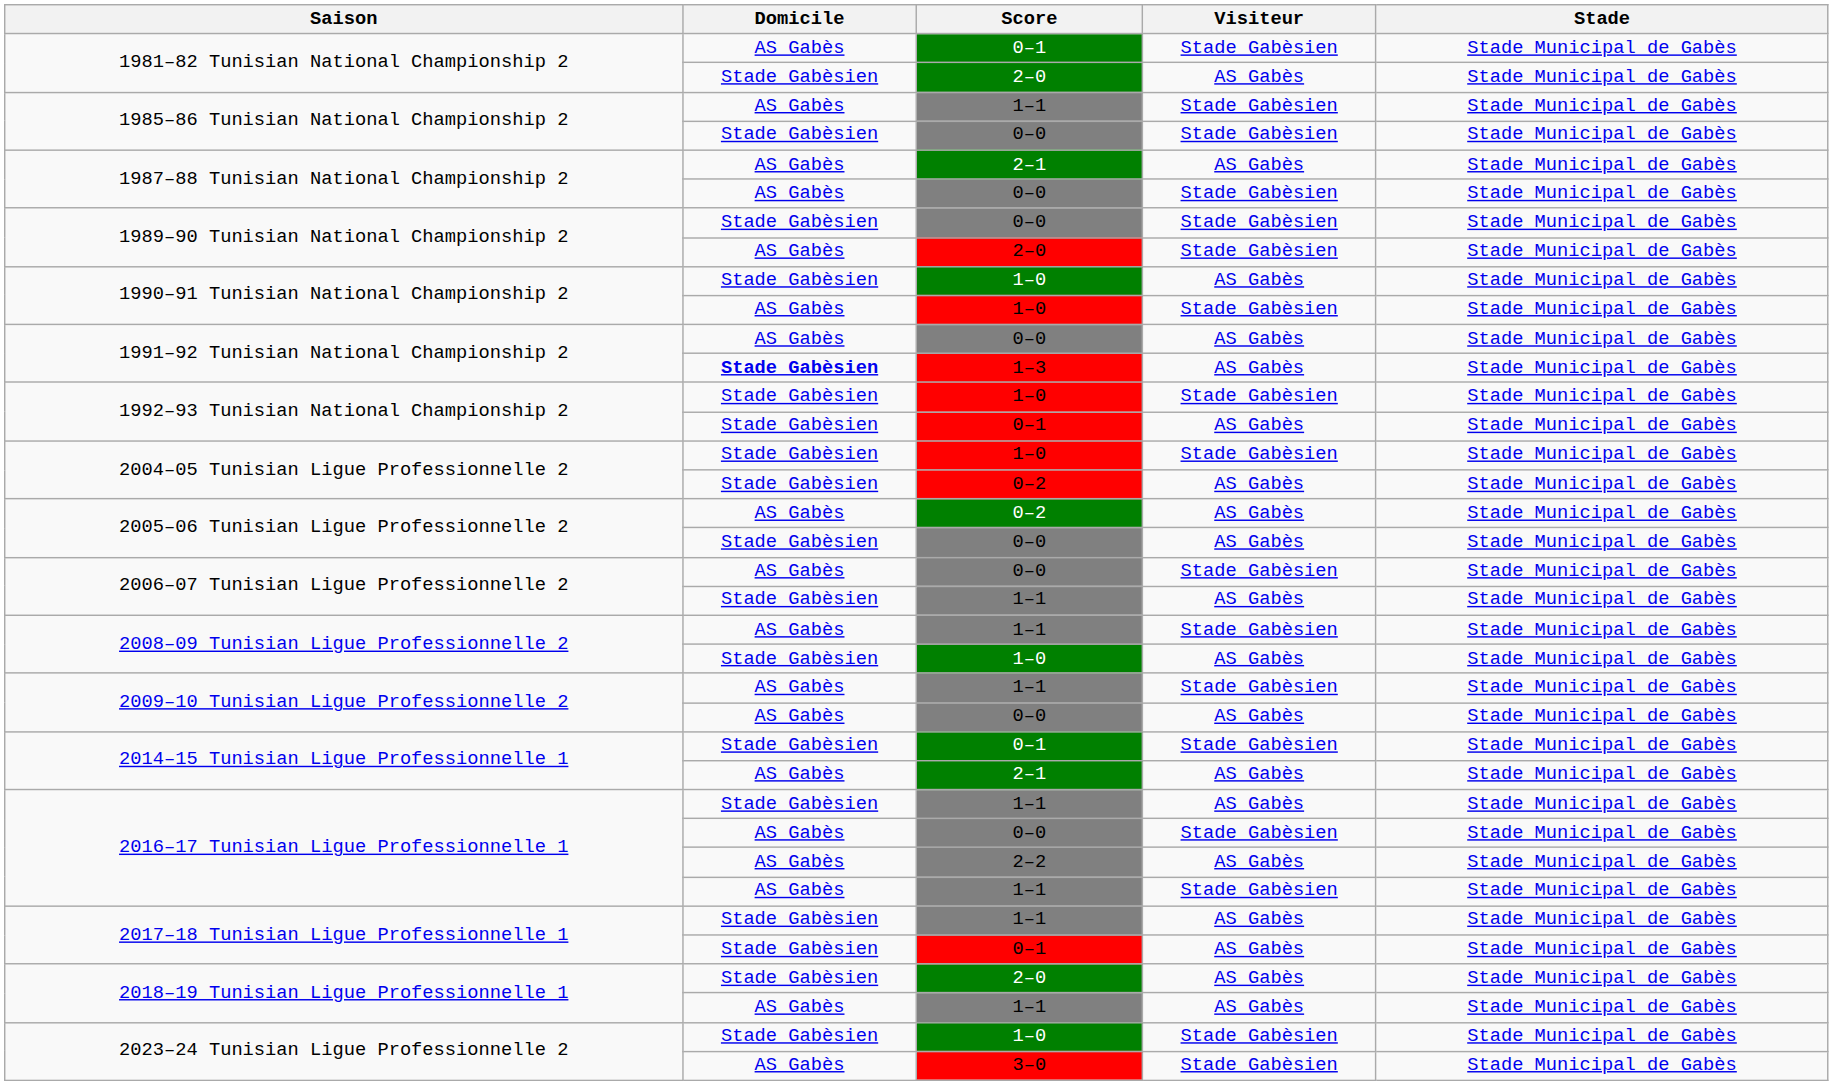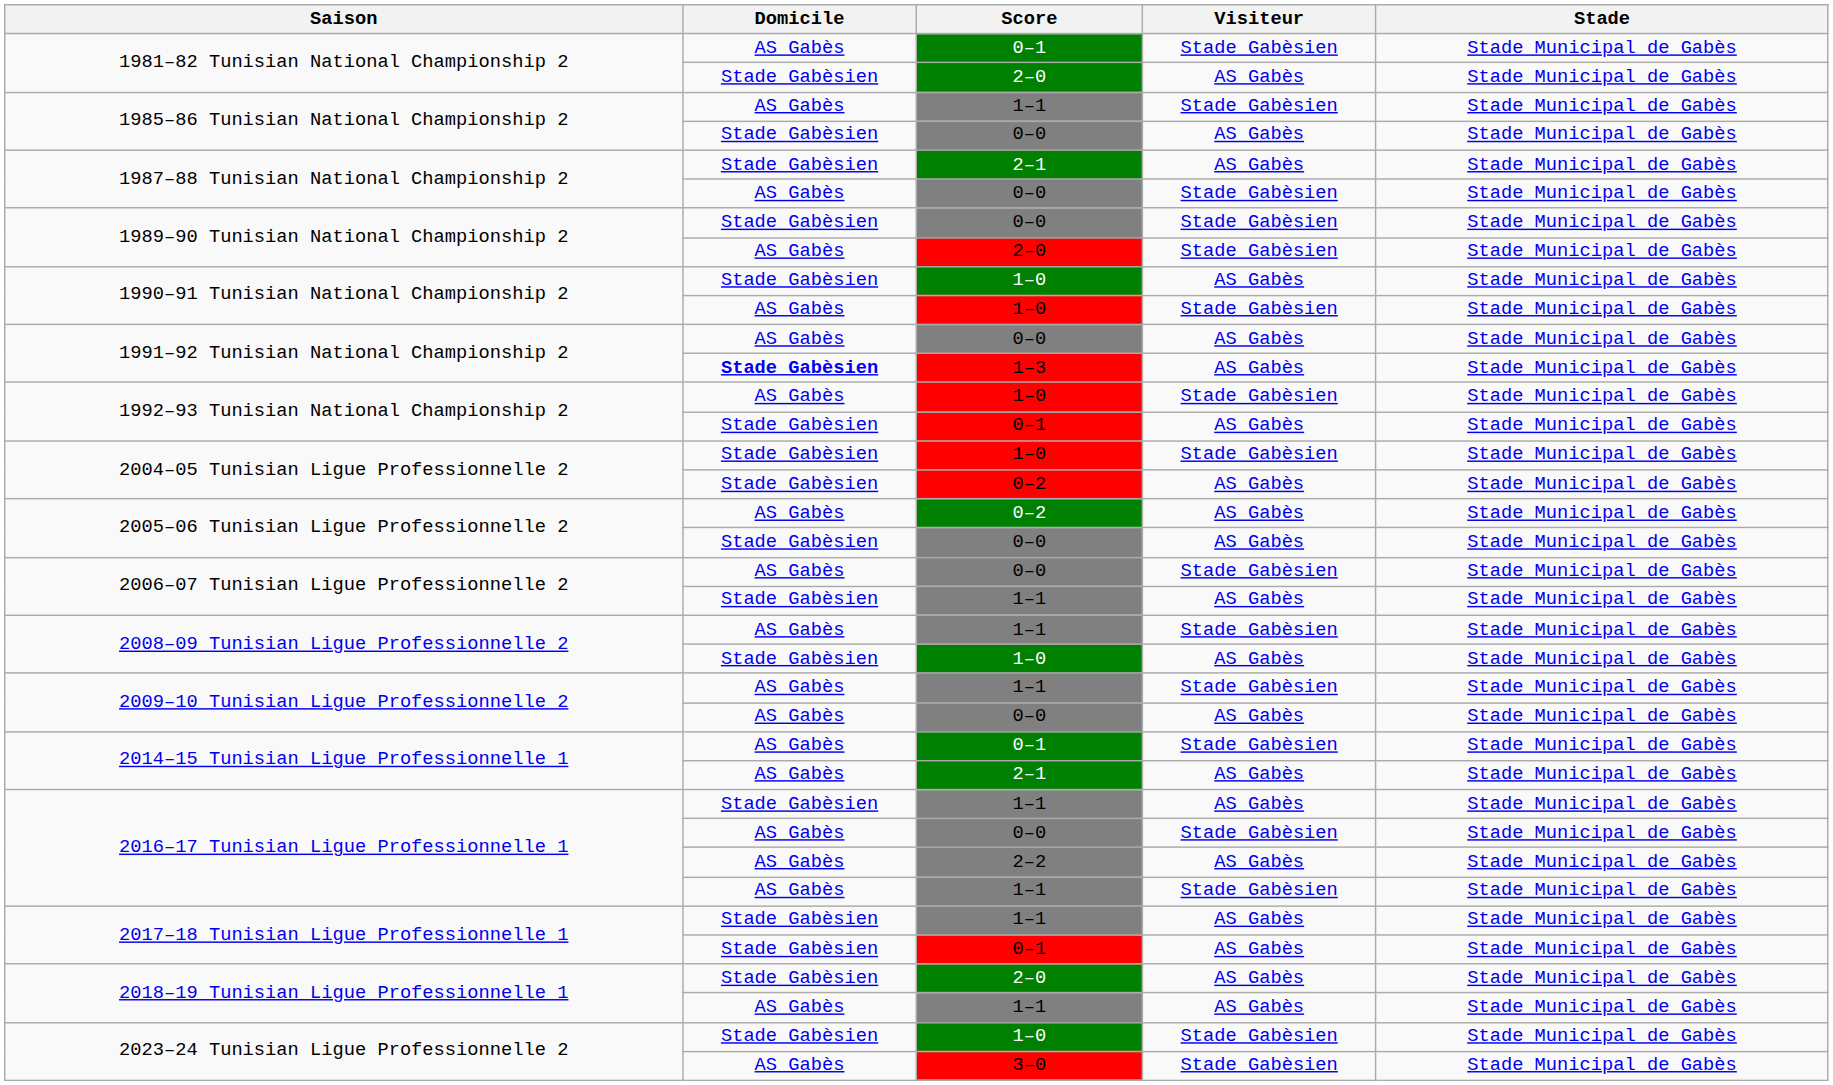(1259, 135) Stade Gabèsien -> (1259, 135) AS Gabès
(800, 164) AS Gabès -> (800, 164) Stade Gabèsien
(800, 396) Stade Gabèsien -> (800, 396) AS Gabès
(800, 745) Stade Gabèsien -> (800, 745) AS Gabès
